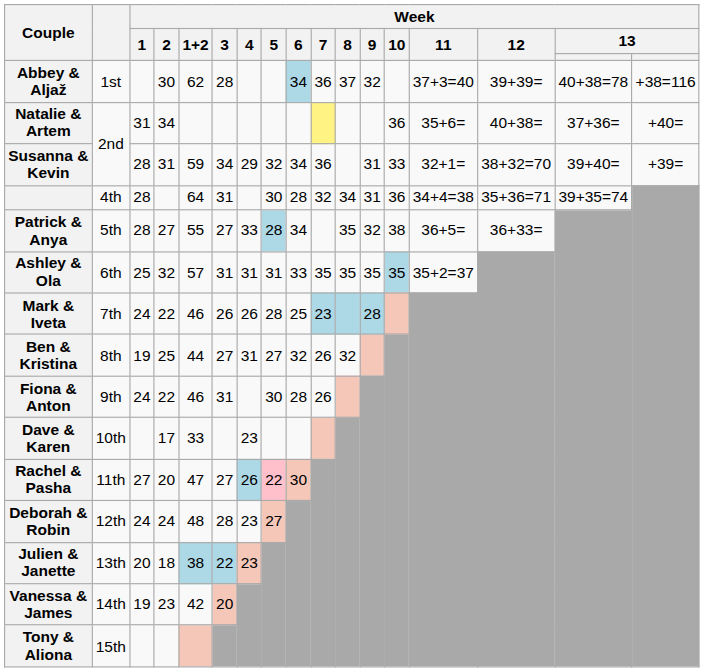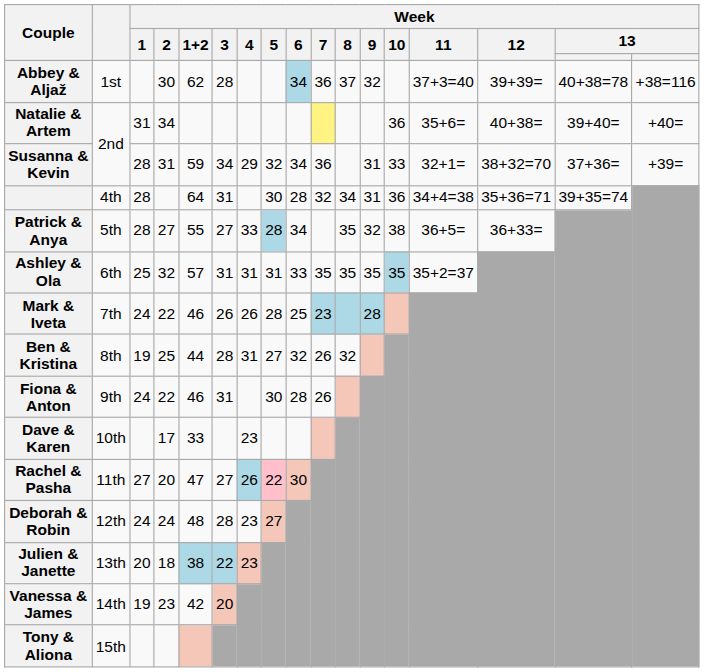(593, 123) 37+36= -> (593, 123) 39+40=
(593, 164) 39+40= -> (593, 164) 37+36=
(225, 355) 27 -> (225, 355) 28
